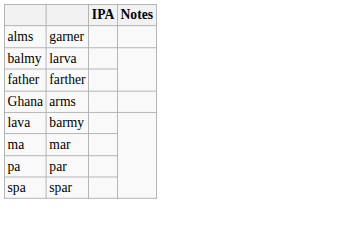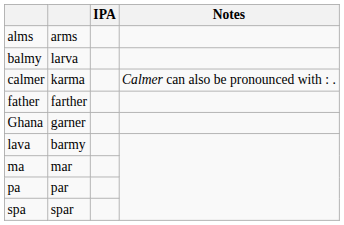(67, 36) garner -> (64, 36) arms
+ row: (26, 79)
(63, 101) arms -> (68, 123) garner
